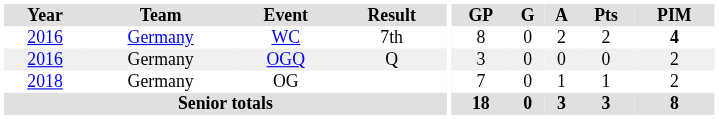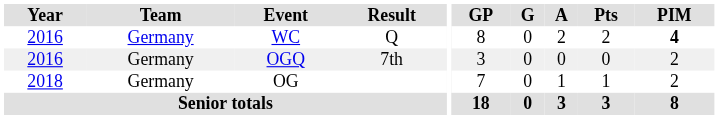(392, 37) 7th -> (392, 37) Q
(392, 59) Q -> (392, 59) 7th
